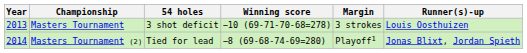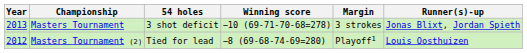(427, 25) Louis Oosthuizen -> (453, 25) Jonas Blixt, Jordan Spieth
(17, 40) 2014 -> (17, 40) 2012
(453, 40) Jonas Blixt, Jordan Spieth -> (427, 40) Louis Oosthuizen
